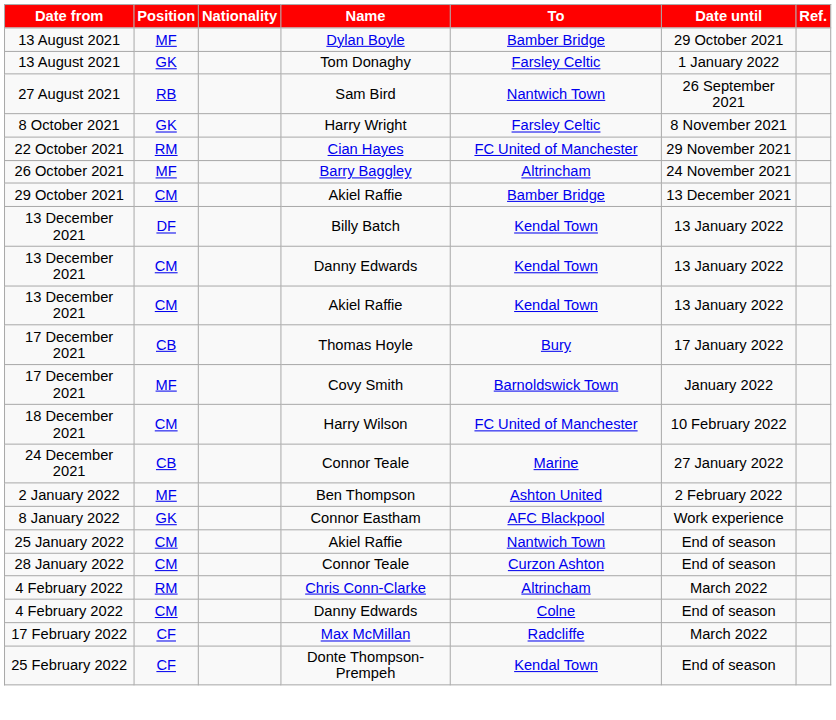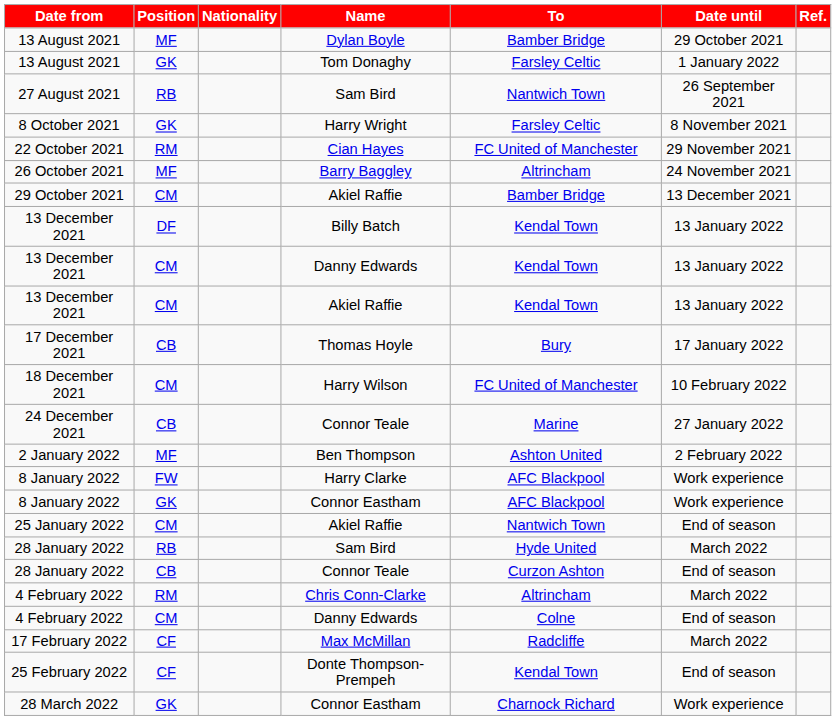- row: (69, 385)
+ row: (69, 479)
+ row: (69, 548)
(166, 565) CM -> (166, 572) CB
+ row: (69, 704)
